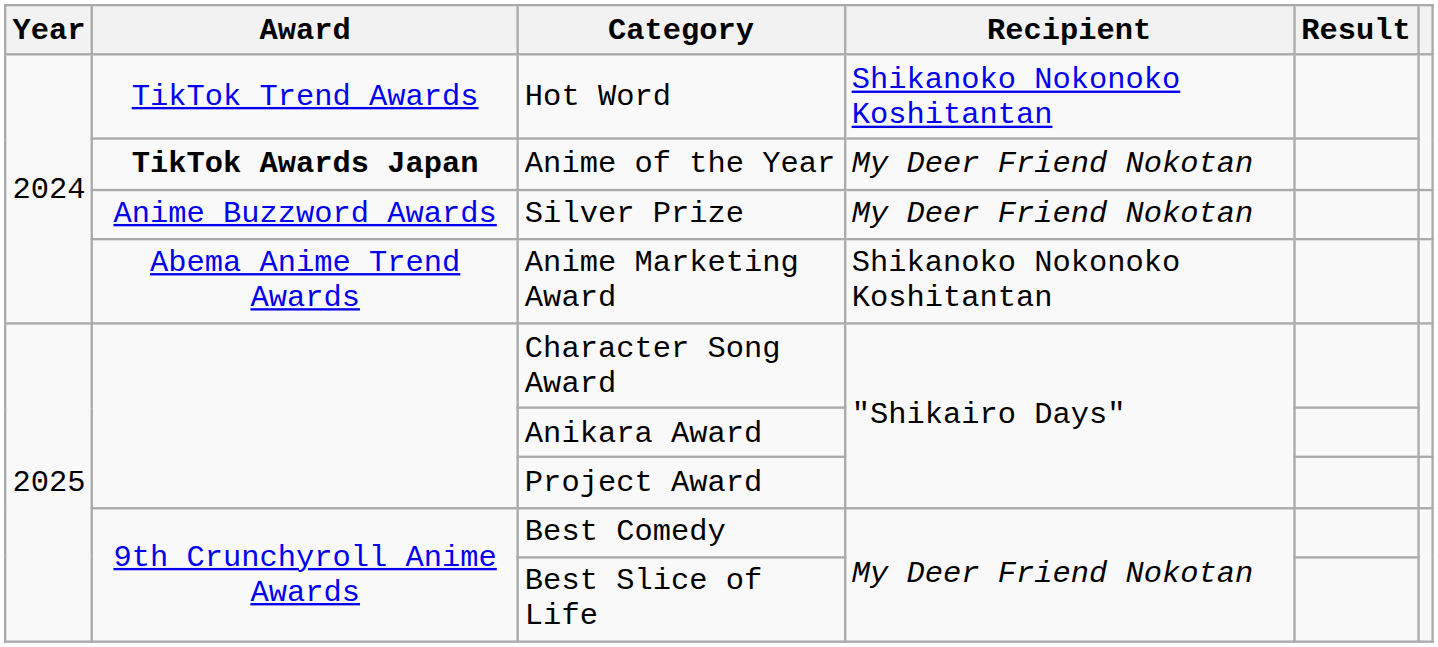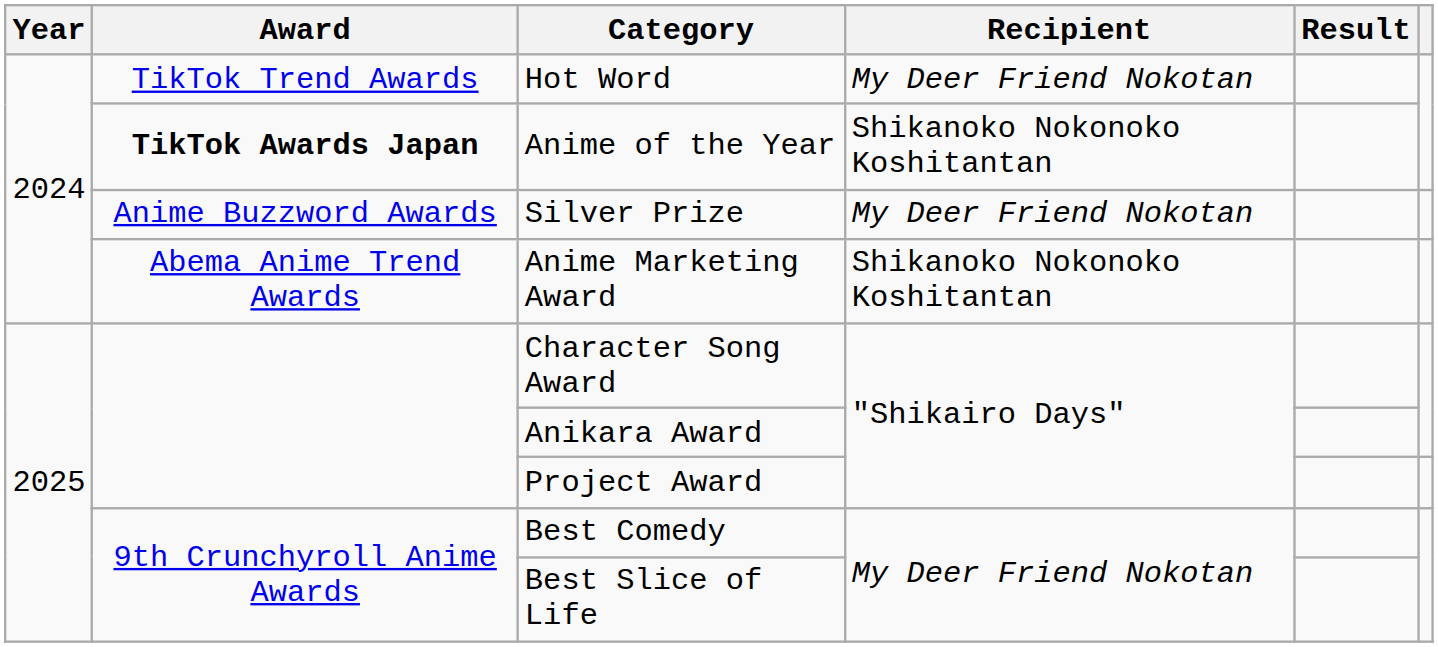(1016, 97) Shikanoko Nokonoko Koshitantan -> (1052, 80) My Deer Friend Nokotan
(1052, 164) My Deer Friend Nokotan -> (1016, 147) Shikanoko Nokonoko Koshitantan
